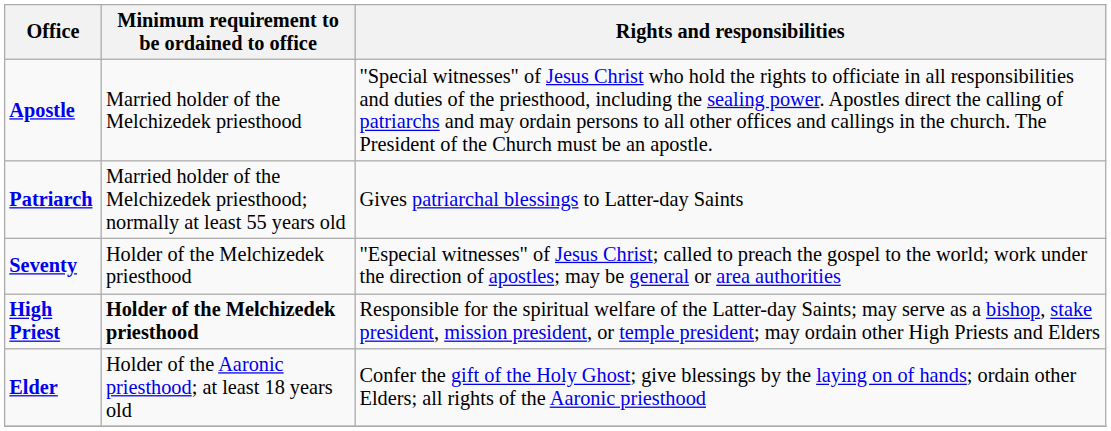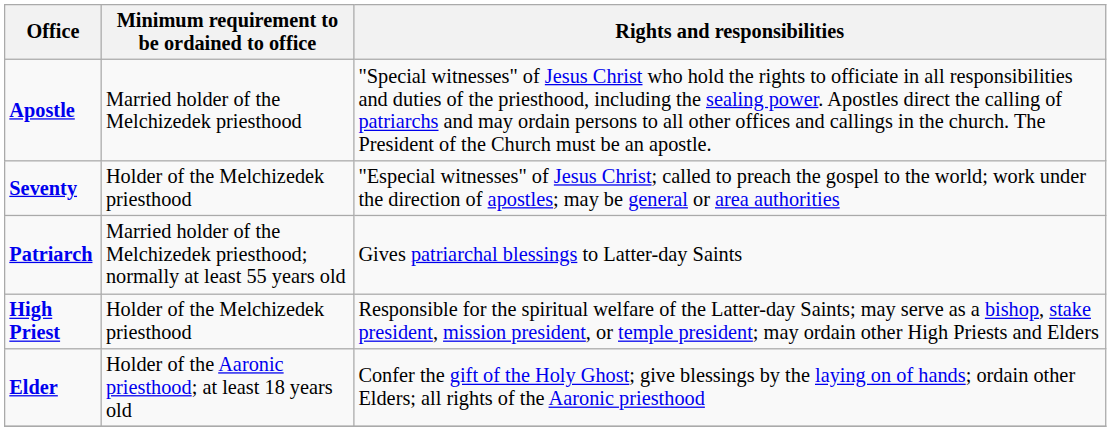rows swapped: (43, 265) <-> (51, 199)
(221, 320) bold -> (215, 320) normal
